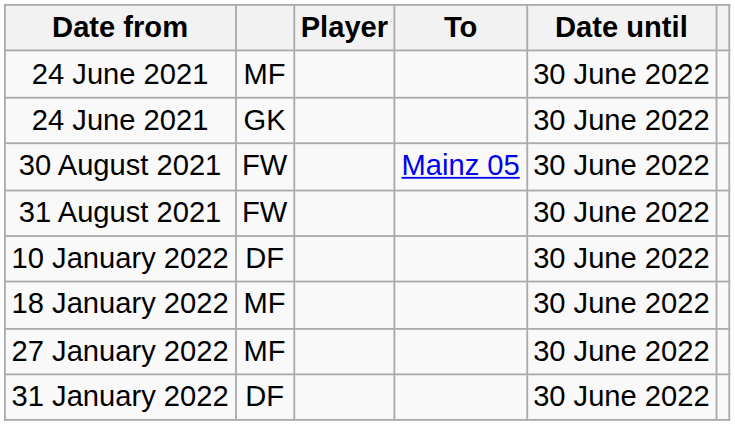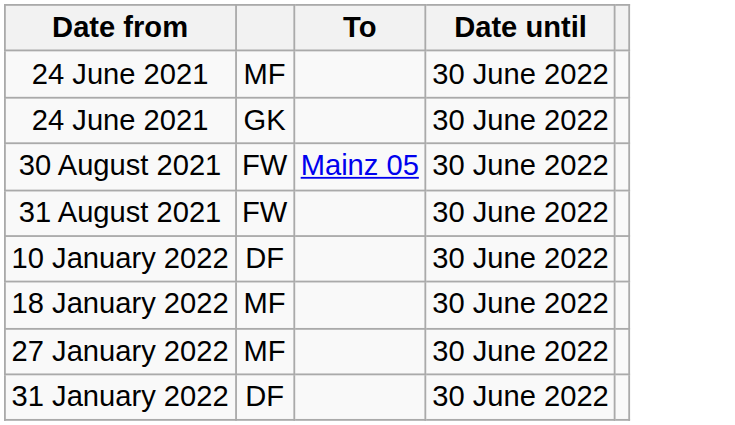- column: (344, 27)
